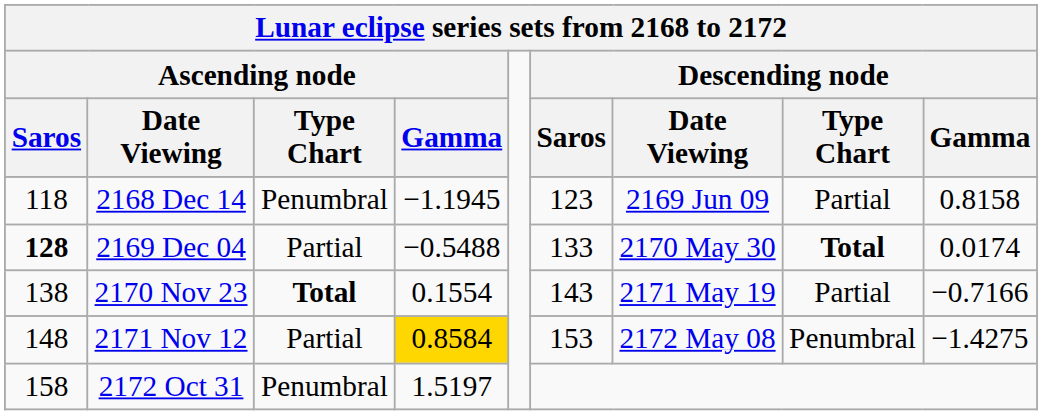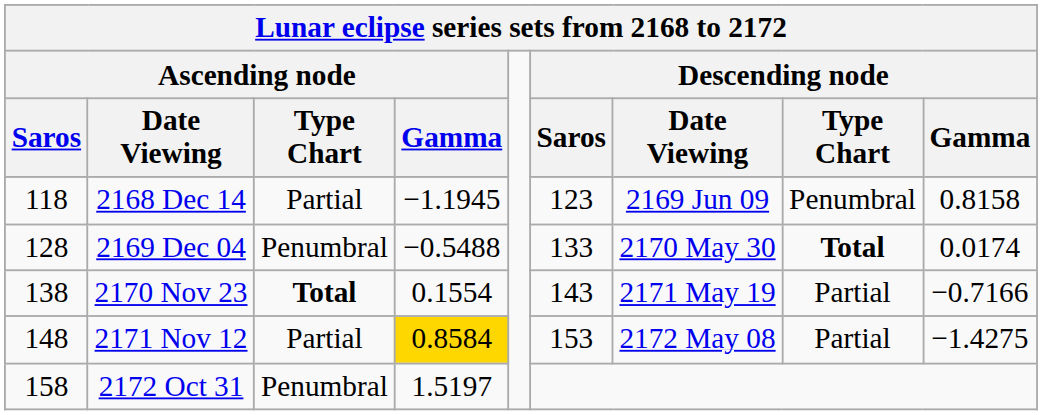(324, 199) Penumbral -> (324, 199) Partial
(853, 199) Partial -> (853, 199) Penumbral
(46, 246) bold -> (46, 246) normal
(324, 246) Partial -> (324, 246) Penumbral
(853, 339) Penumbral -> (853, 339) Partial
